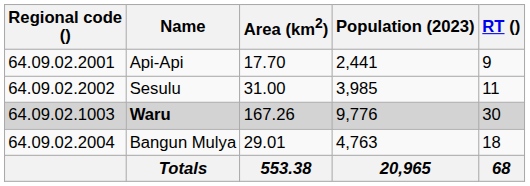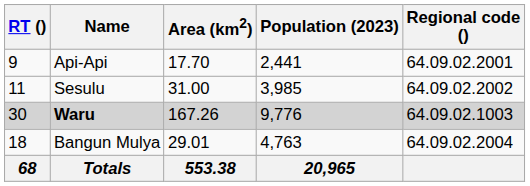columns swapped: (65, 27) <-> (501, 27)
